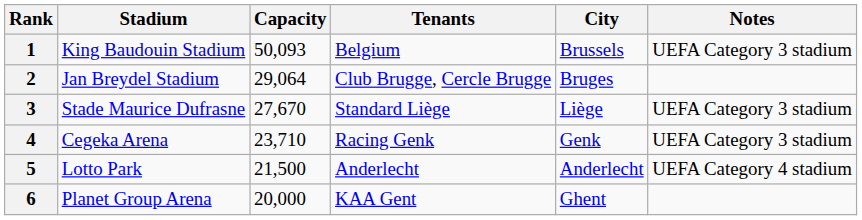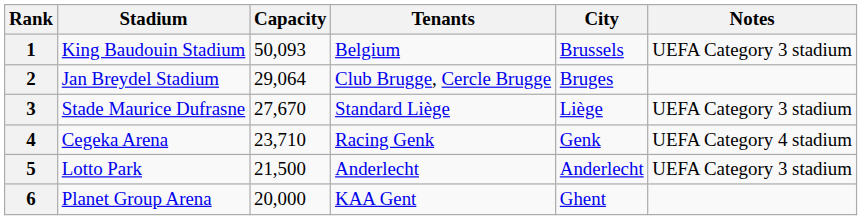(752, 139) UEFA Category 3 stadium -> (752, 139) UEFA Category 4 stadium
(752, 169) UEFA Category 4 stadium -> (752, 169) UEFA Category 3 stadium
